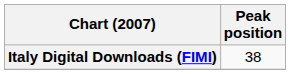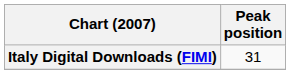(253, 57) 38 -> (253, 57) 31
